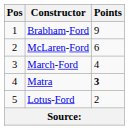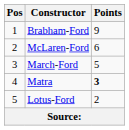(97, 65) 4 -> (97, 65) 5
